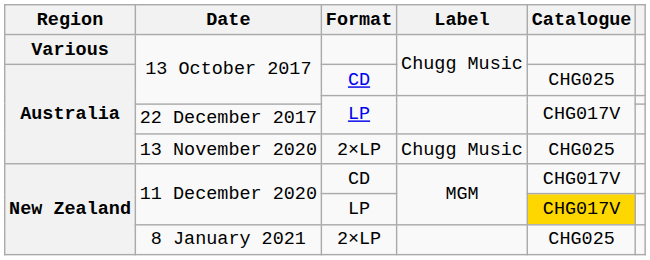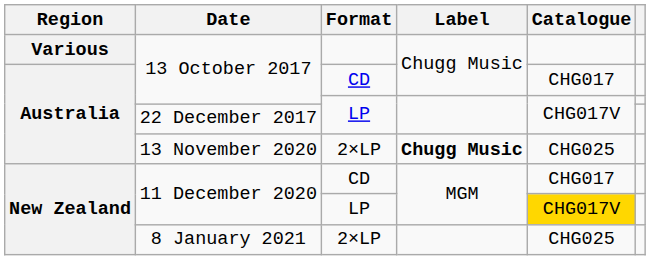(582, 80) CHG025 -> (582, 80) CHG017
(462, 149) normal -> (462, 149) bold
(582, 179) CHG017V -> (582, 179) CHG017
